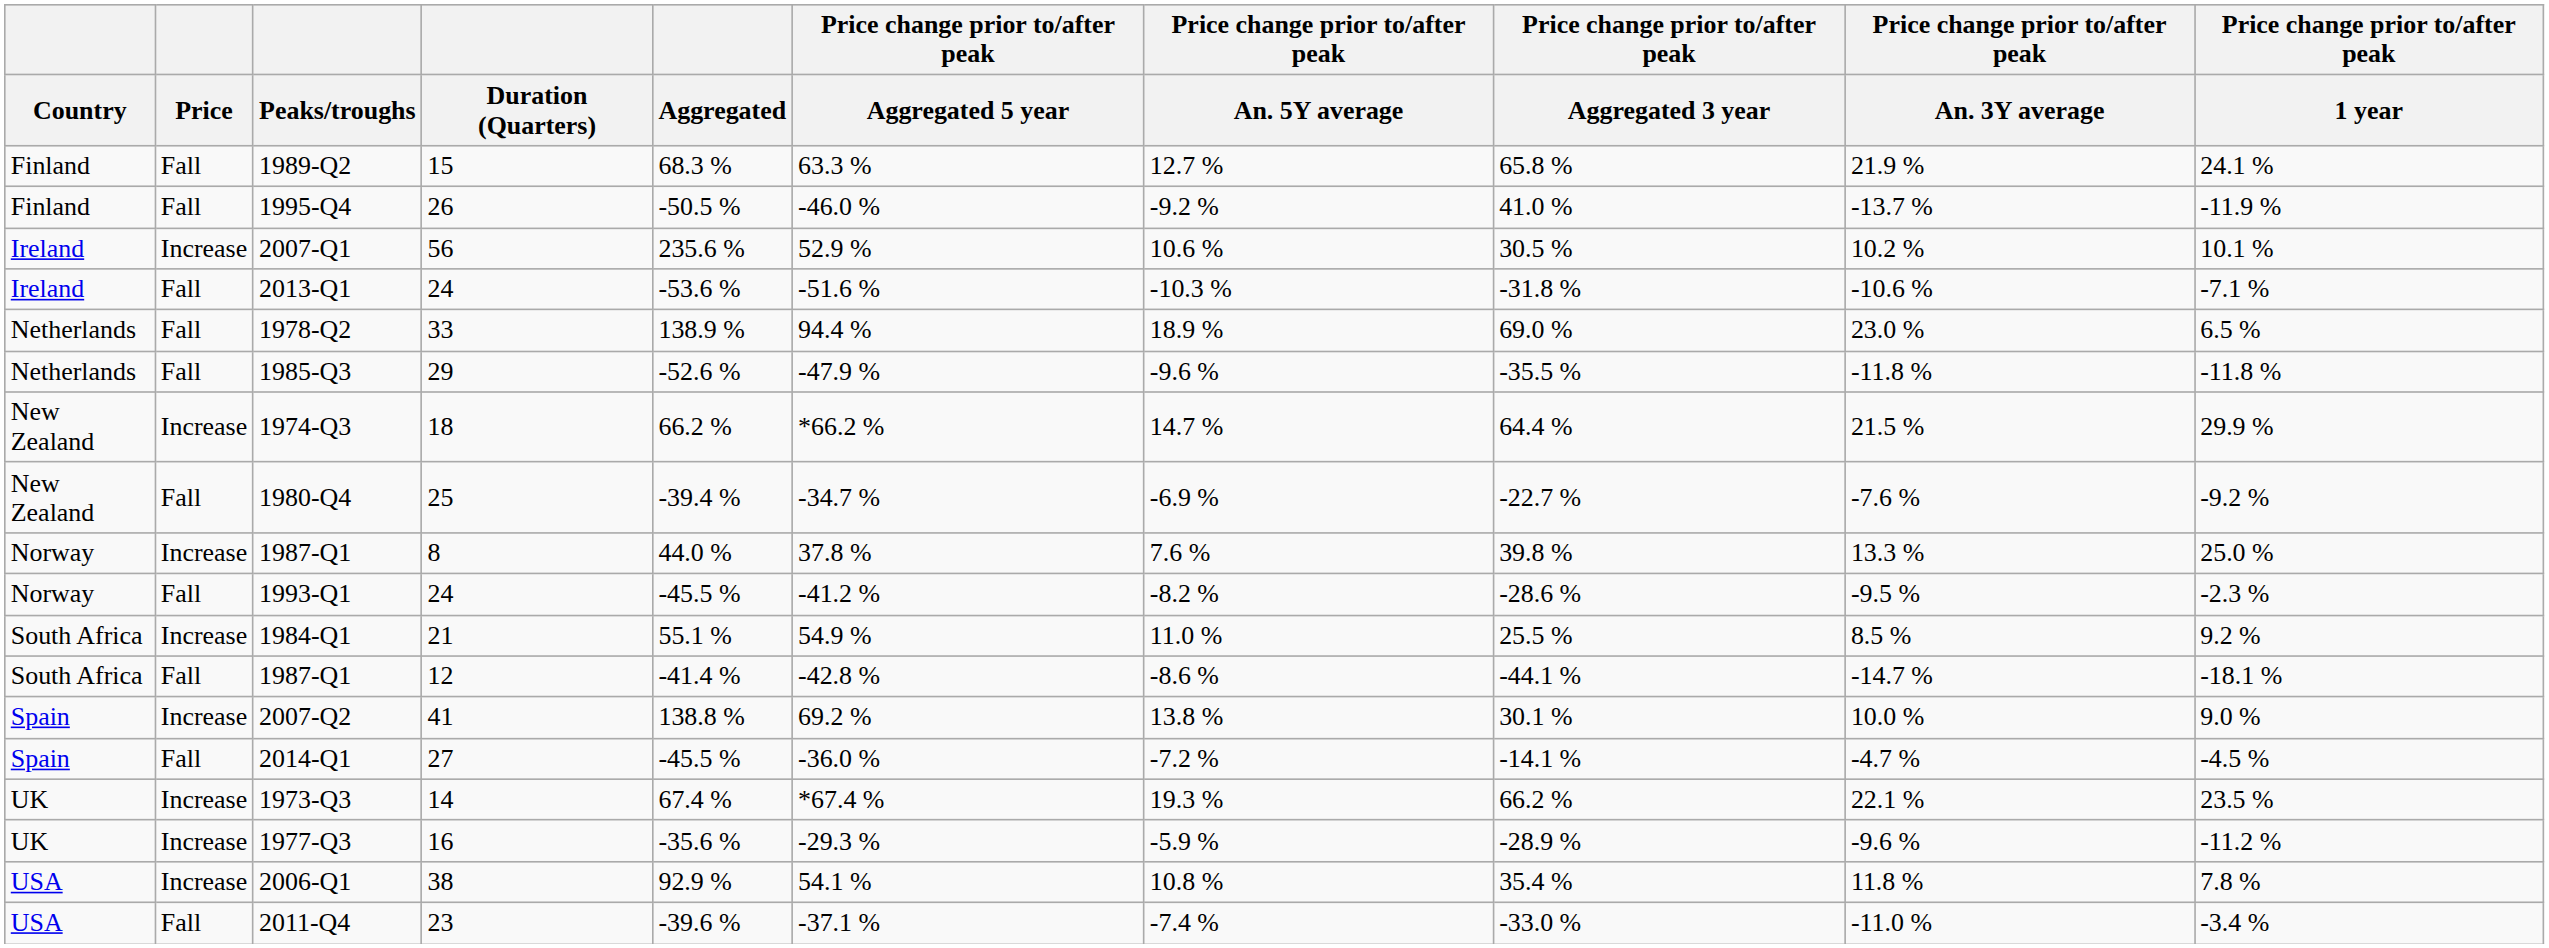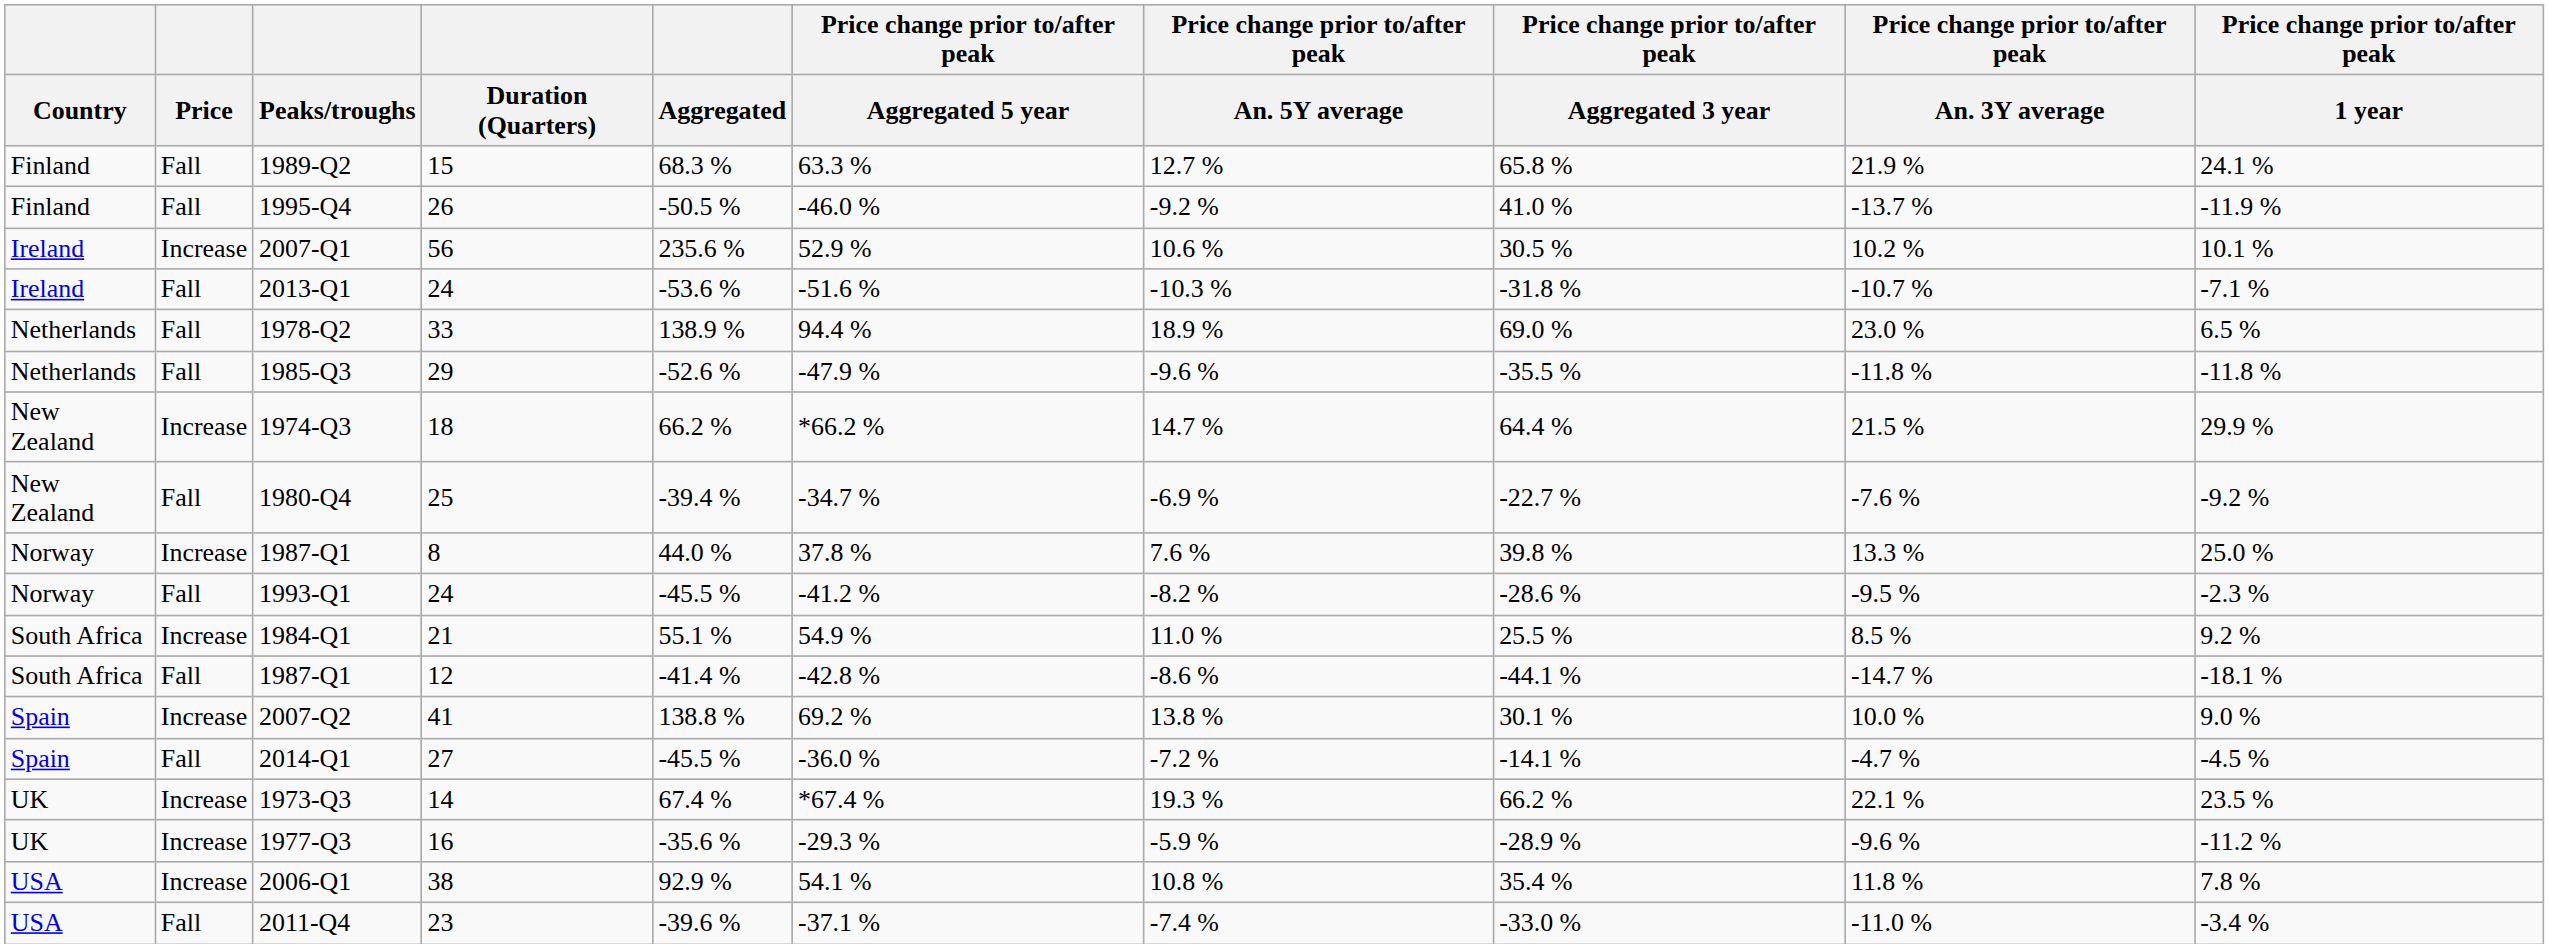(1892, 288) -10.6 % -> (1892, 288) -10.7 %
